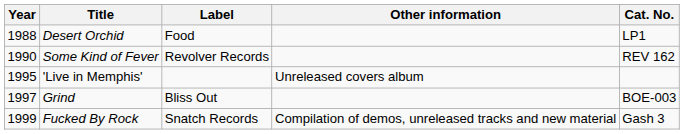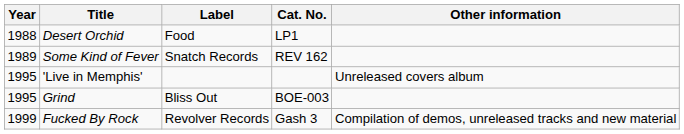columns swapped: (649, 14) <-> (446, 14)
(22, 56) 1990 -> (22, 56) 1989
(217, 56) Revolver Records -> (211, 56) Snatch Records
(22, 98) 1997 -> (22, 98) 1995
(211, 118) Snatch Records -> (217, 118) Revolver Records
